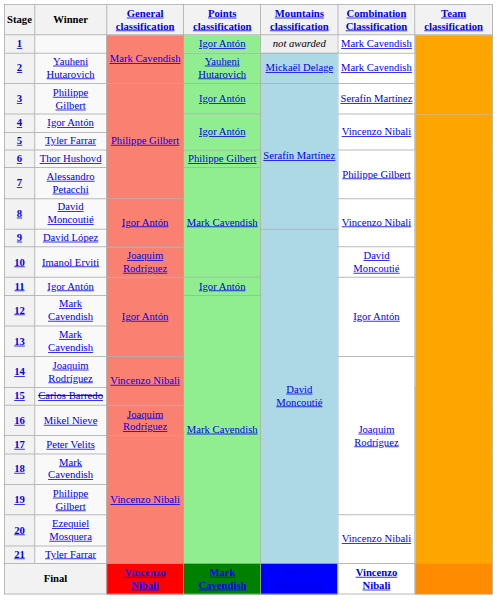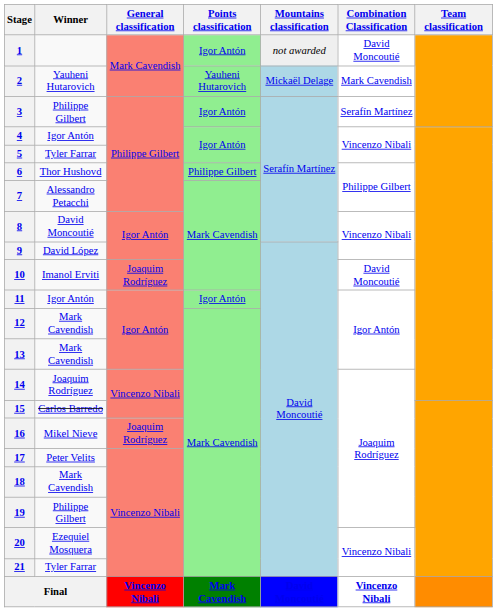(376, 44) Mark Cavendish -> (376, 50) David Moncoutié
